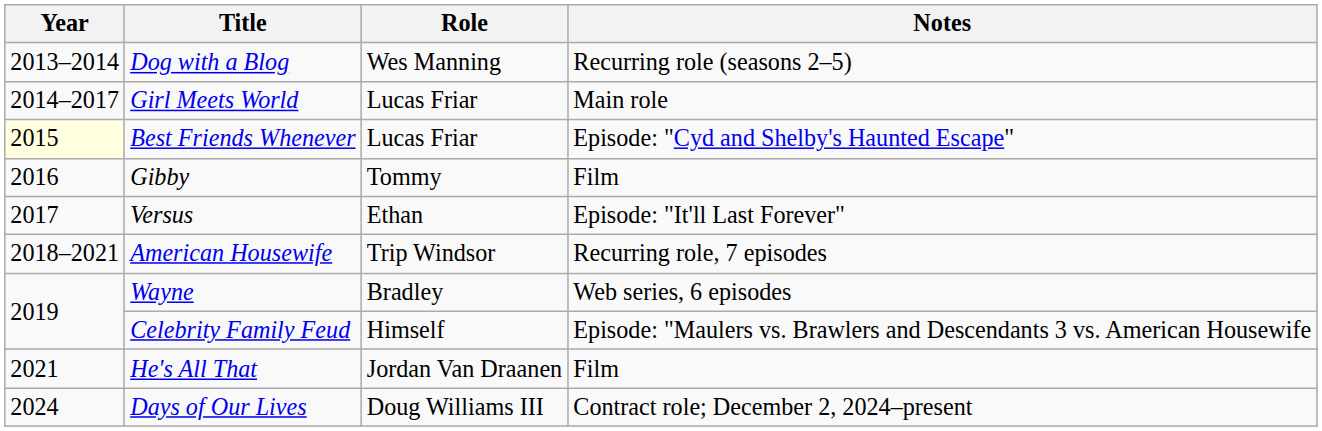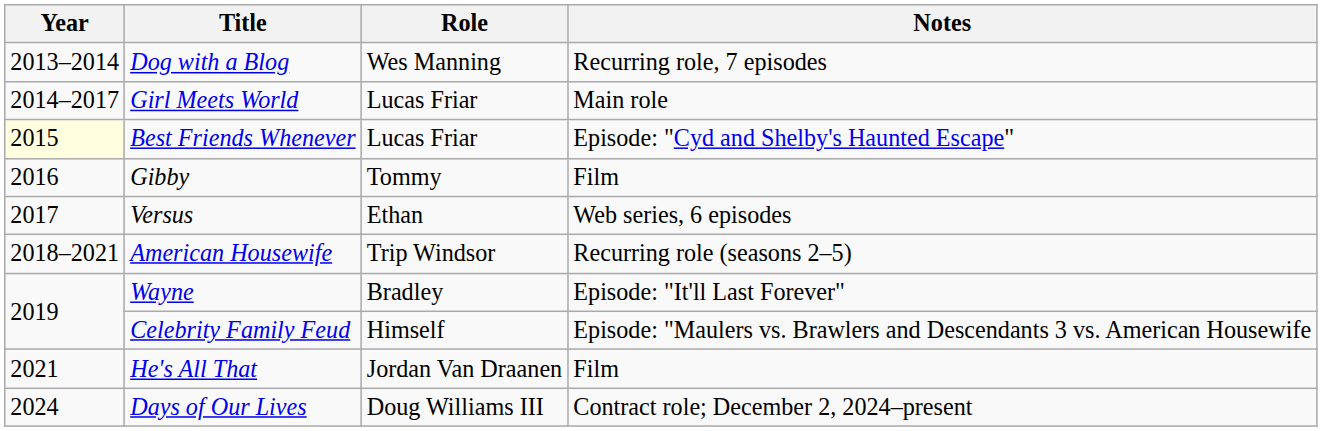(713, 61) Recurring role (seasons 2–5) -> (700, 61) Recurring role, 7 episodes
(709, 215) Episode: "It'll Last Forever" -> (682, 215) Web series, 6 episodes
(700, 253) Recurring role, 7 episodes -> (713, 253) Recurring role (seasons 2–5)
(682, 291) Web series, 6 episodes -> (709, 291) Episode: "It'll Last Forever"
